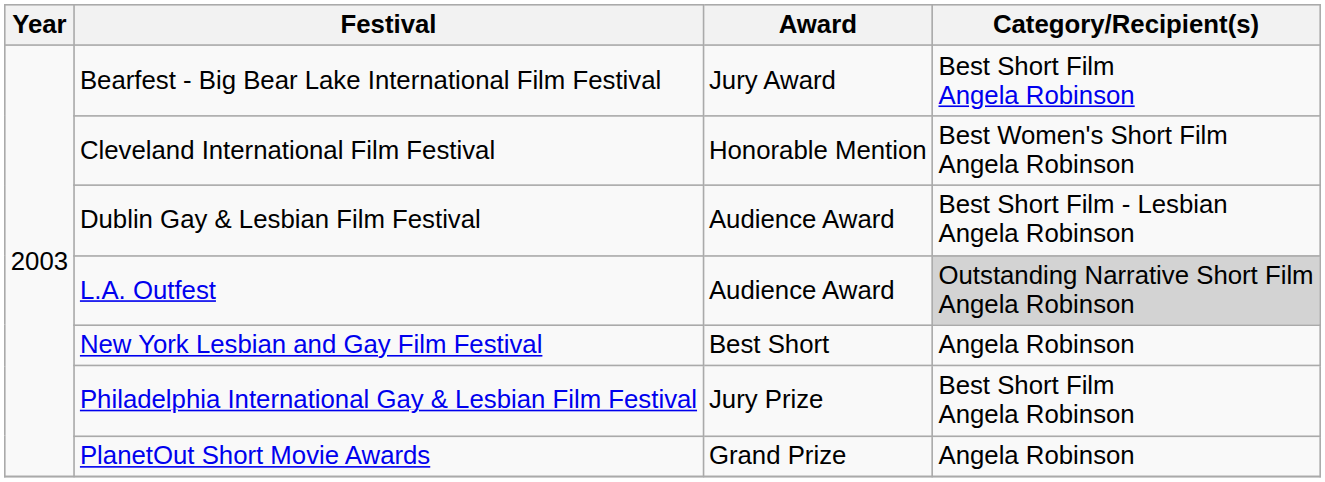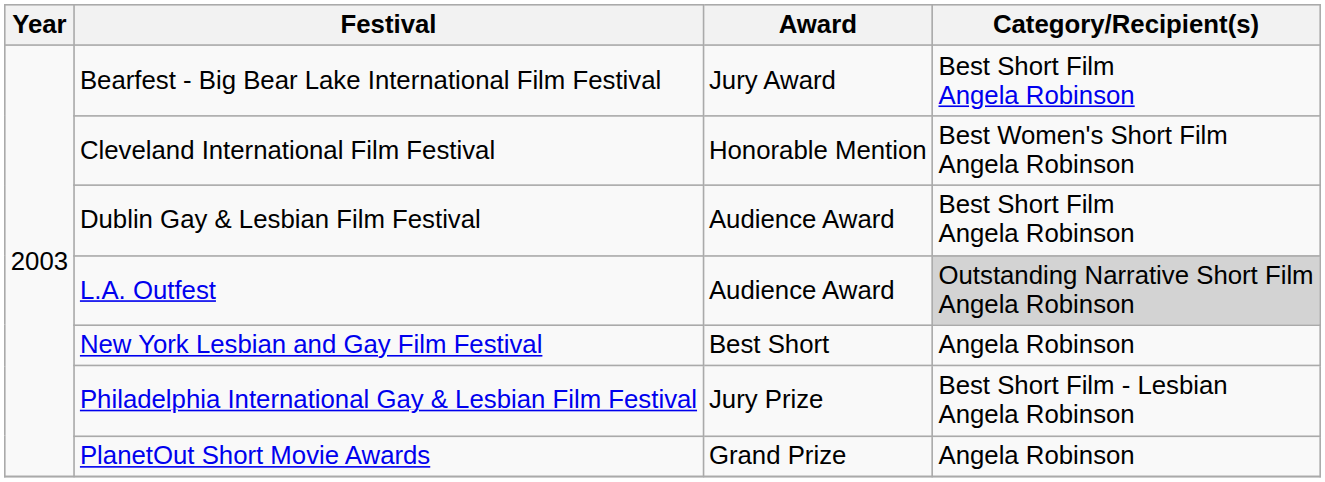(1083, 219) Best Short Film - Lesbian Angela Robinson -> (1037, 219) Best Short Film Angela Robinson
(1037, 400) Best Short Film Angela Robinson -> (1083, 400) Best Short Film - Lesbian Angela Robinson
